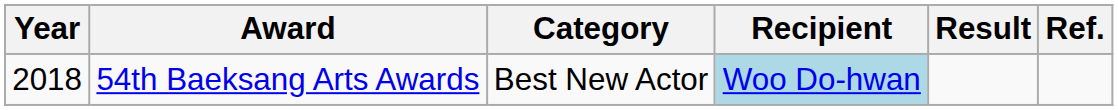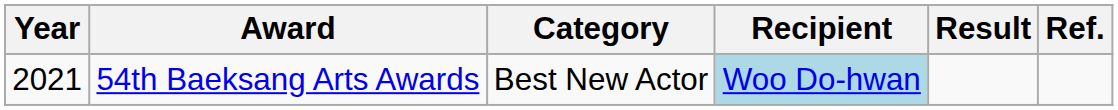(47, 79) 2018 -> (47, 79) 2021
